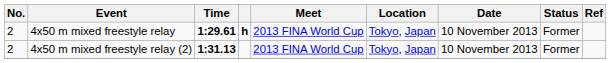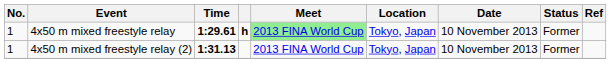(10, 31) 2 -> (10, 31) 1
(308, 31) no background -> (308, 31) lightgreen background
(10, 49) 2 -> (10, 49) 1
